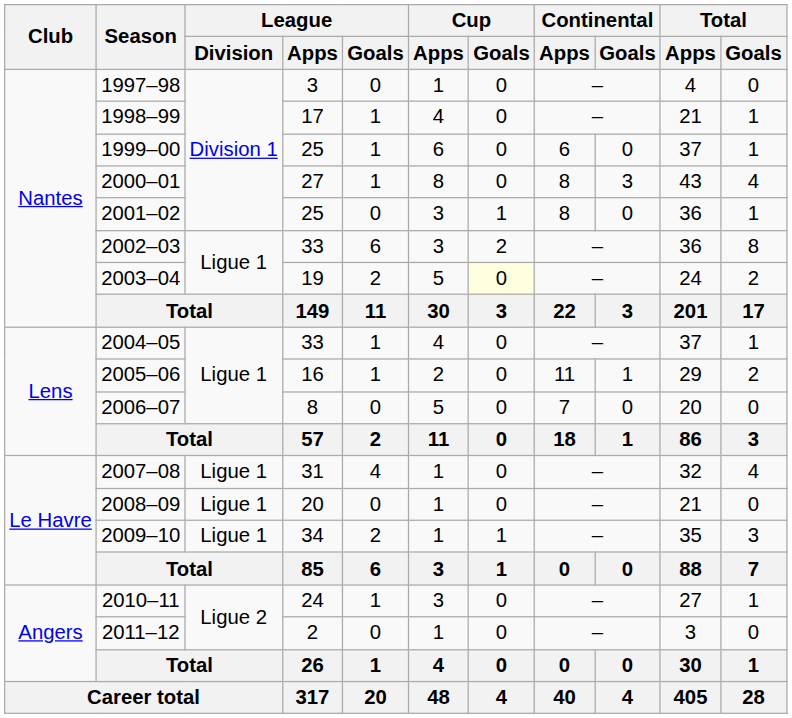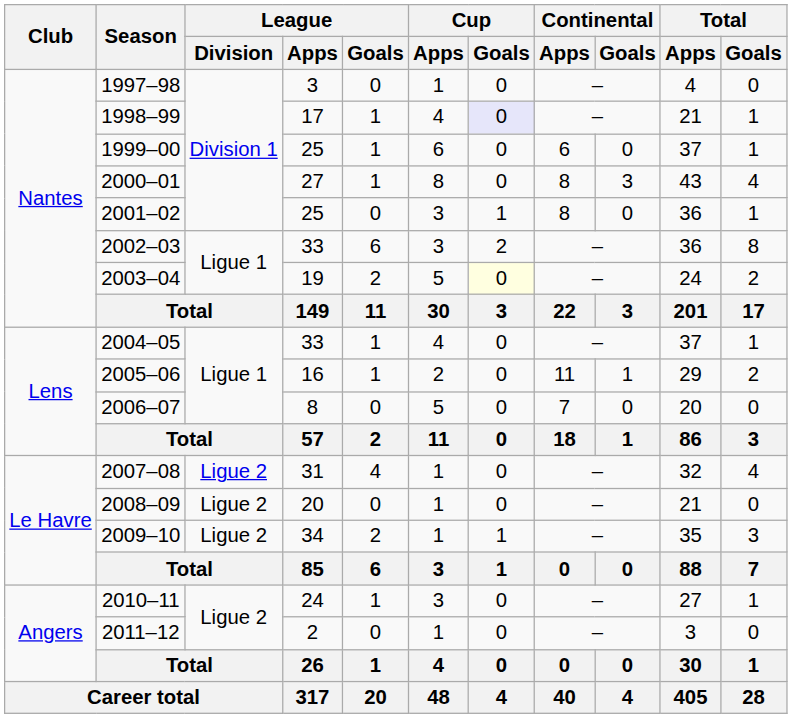(501, 117) no background -> (501, 117) lavender background
(234, 471) Ligue 1 -> (234, 471) Ligue 2
(234, 504) Ligue 1 -> (234, 504) Ligue 2
(234, 536) Ligue 1 -> (234, 536) Ligue 2
